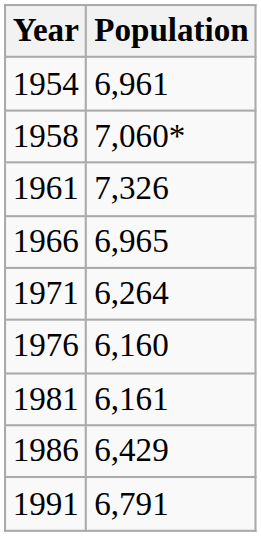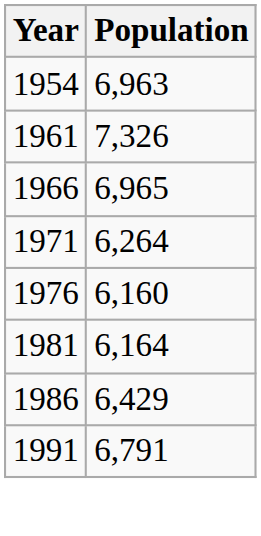(131, 83) 6,961 -> (131, 83) 6,963
- row: (46, 135)
(131, 398) 6,161 -> (131, 345) 6,164
